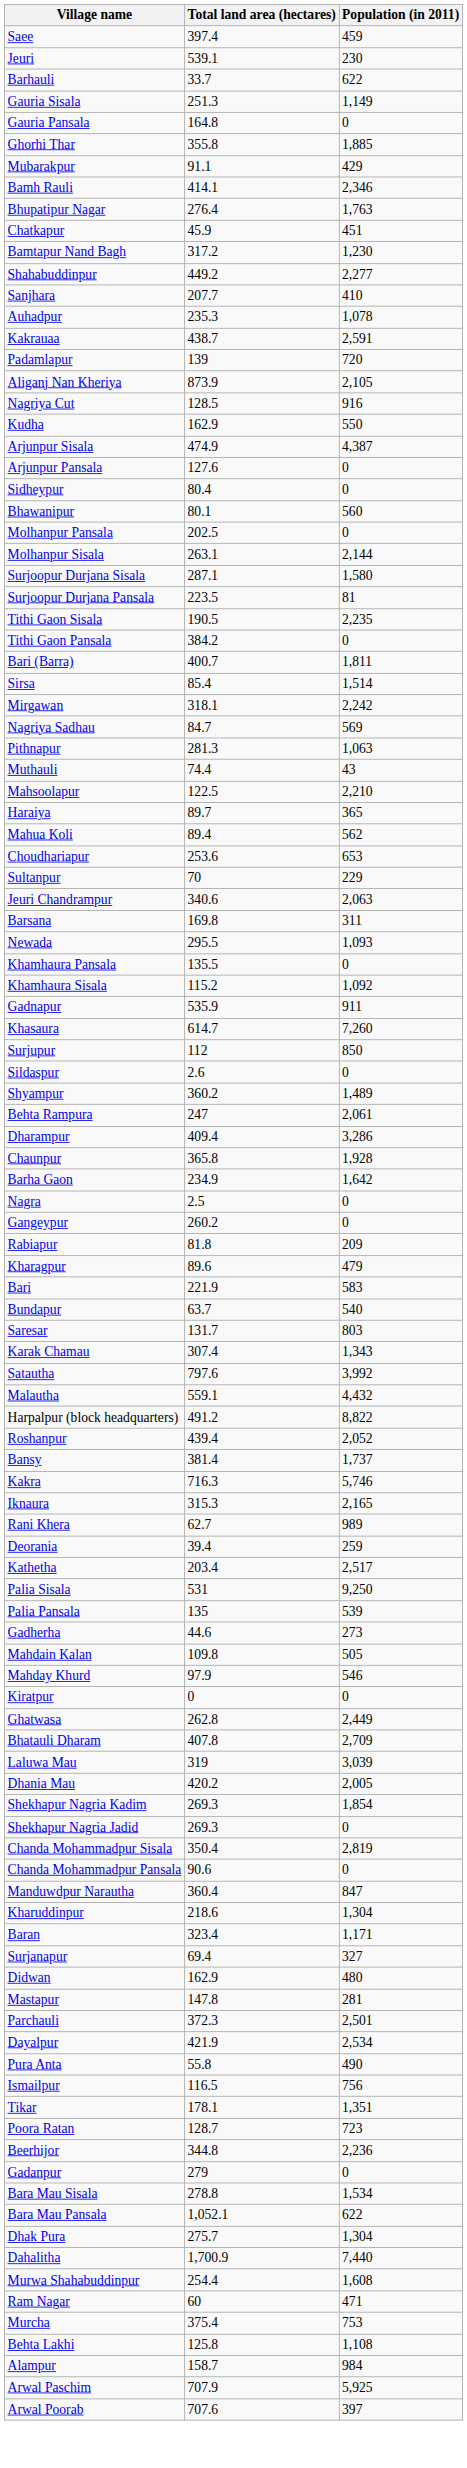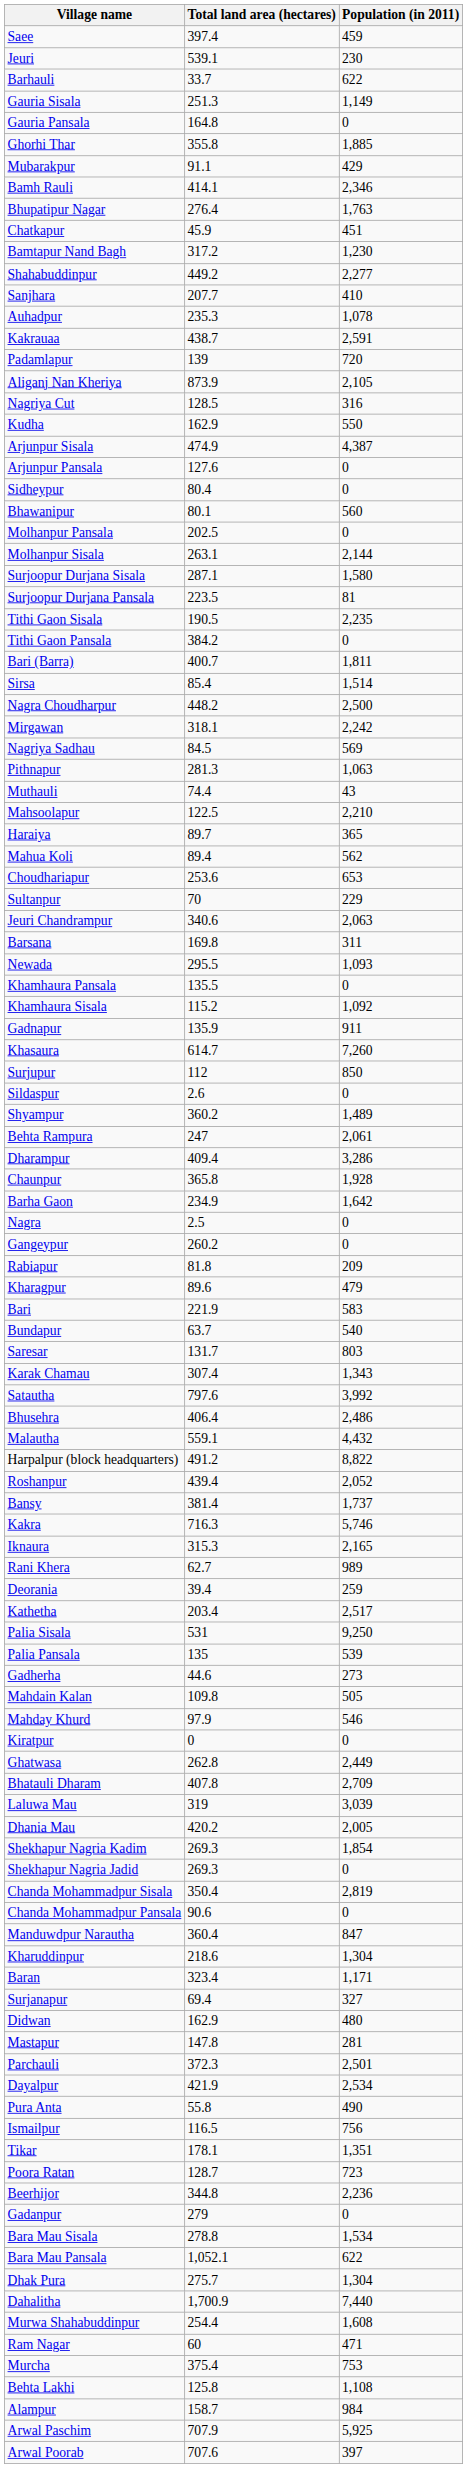(352, 403) 916 -> (352, 403) 316
+ row: (62, 705)
(199, 727) 84.7 -> (199, 748) 84.5
(203, 1007) 535.9 -> (203, 1029) 135.9
+ row: (33, 1417)
